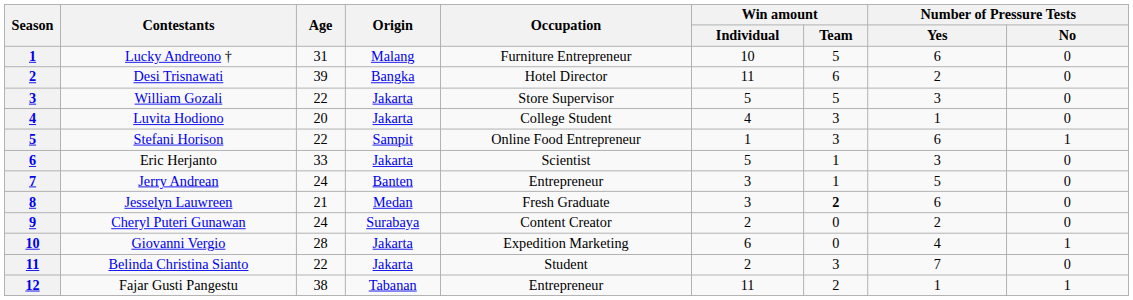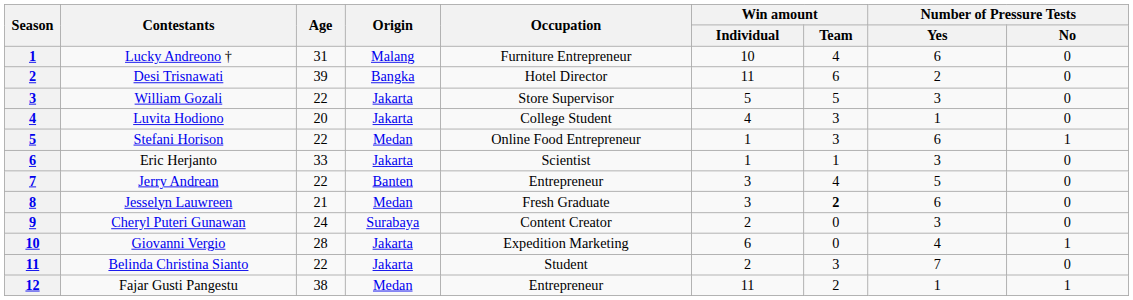(836, 56) 5 -> (836, 56) 4
(393, 139) Sampit -> (393, 139) Medan
(748, 160) 5 -> (748, 160) 1
(321, 181) 24 -> (321, 181) 22
(836, 181) 1 -> (836, 181) 4
(937, 222) 2 -> (937, 222) 3
(393, 285) Tabanan -> (393, 285) Medan
